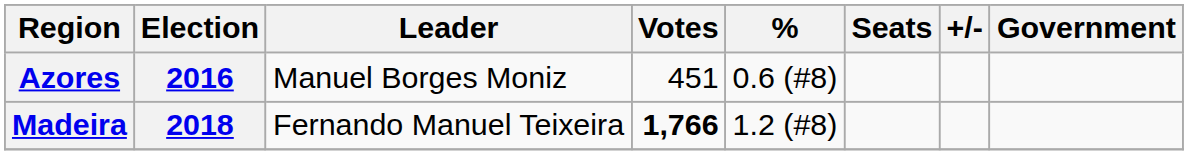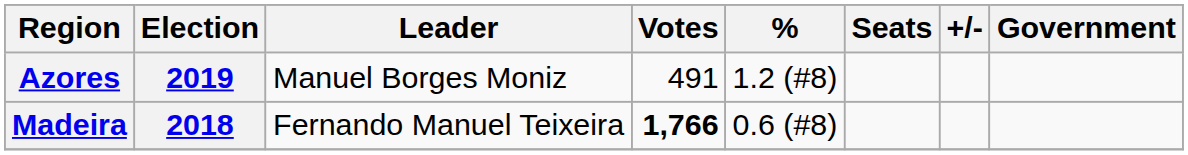(200, 76) 2016 -> (200, 76) 2019
(693, 76) 451 -> (693, 76) 491
(785, 76) 0.6 (#8) -> (785, 76) 1.2 (#8)
(785, 125) 1.2 (#8) -> (785, 125) 0.6 (#8)
